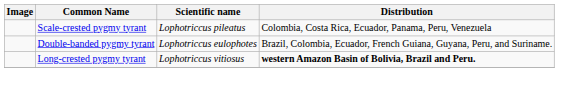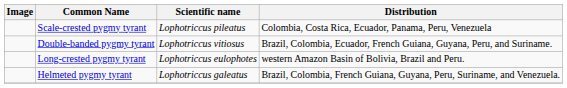(208, 43) Lophotriccus eulophotes -> (202, 43) Lophotriccus vitiosus
(202, 59) Lophotriccus vitiosus -> (208, 59) Lophotriccus eulophotes
(368, 59) bold -> (363, 59) normal
+ row: (85, 75)
